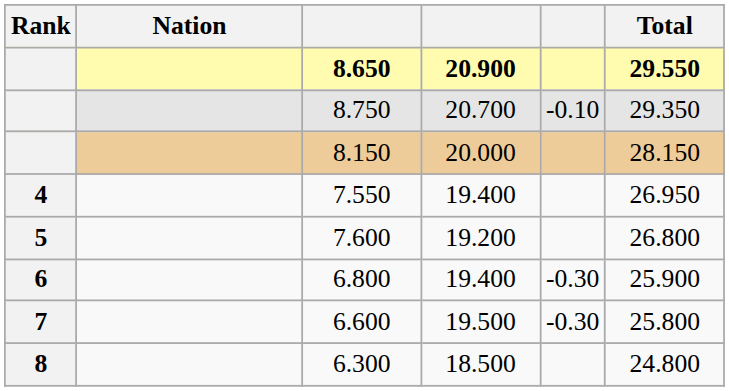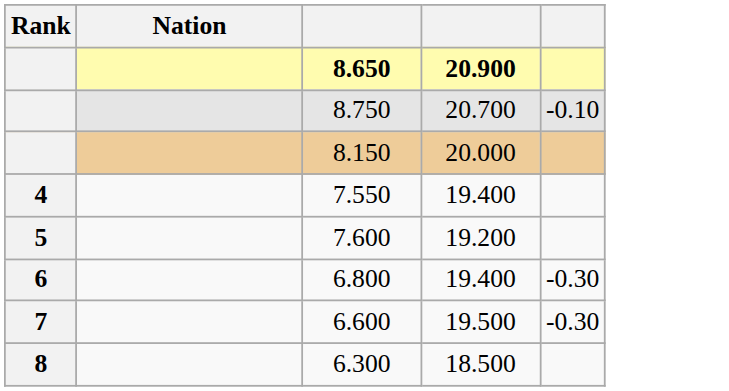- column: (665, 26)
